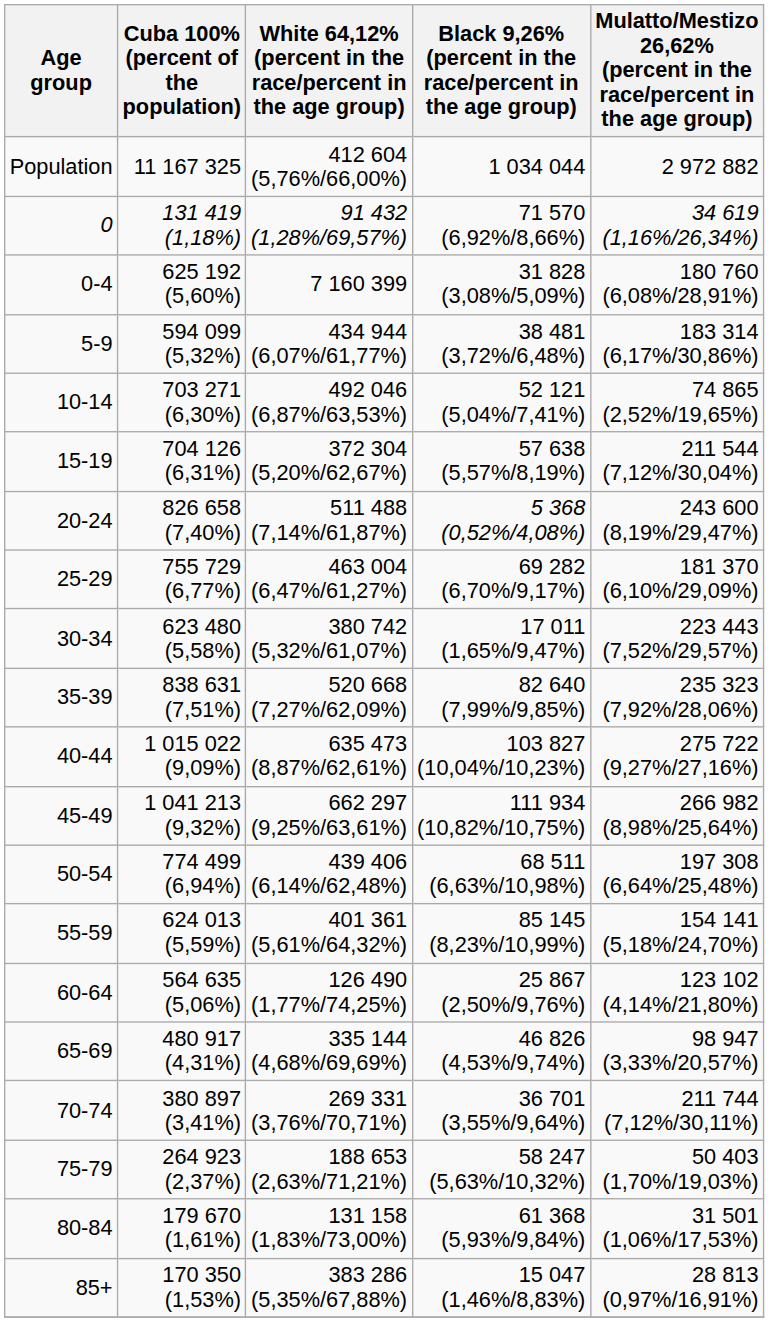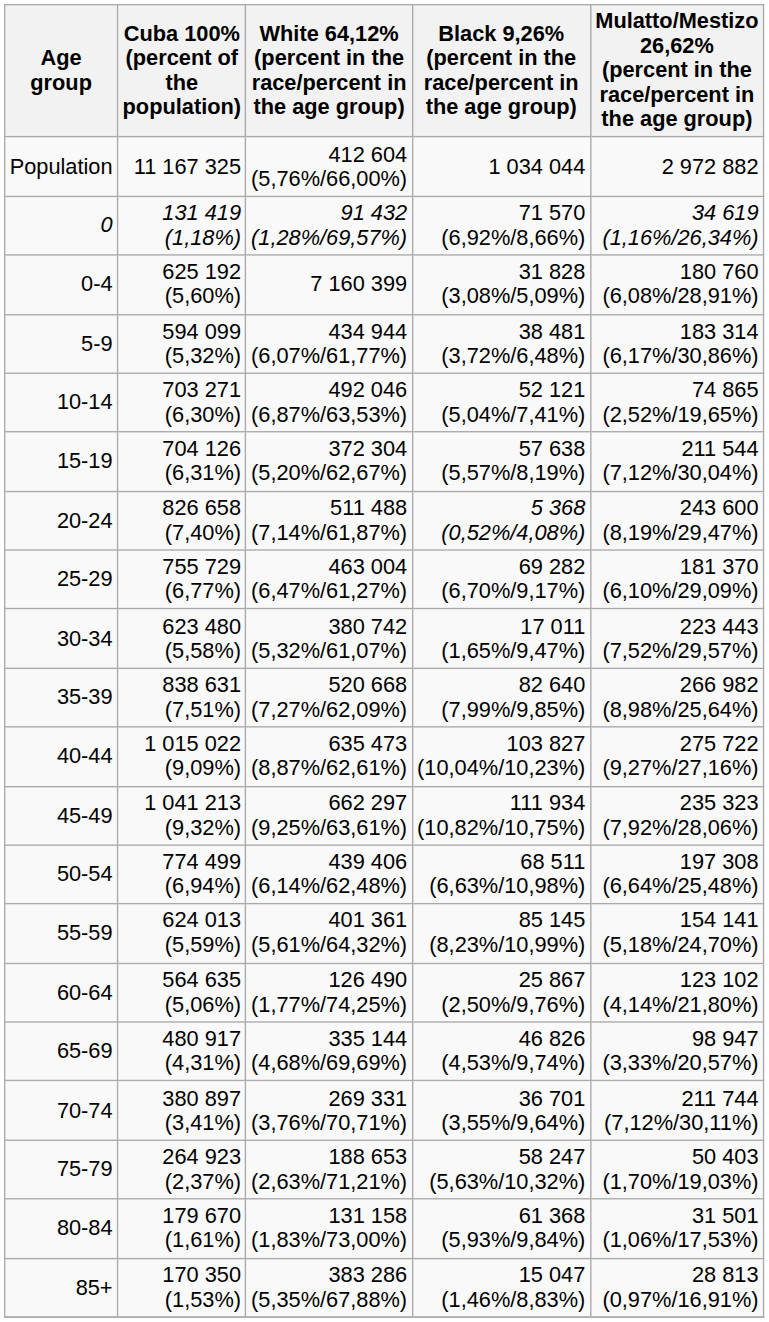(680, 697) 235 323 (7,92%/28,06%) -> (680, 697) 266 982 (8,98%/25,64%)
(680, 815) 266 982 (8,98%/25,64%) -> (680, 815) 235 323 (7,92%/28,06%)
